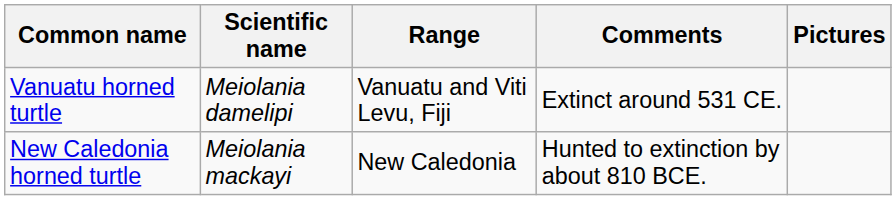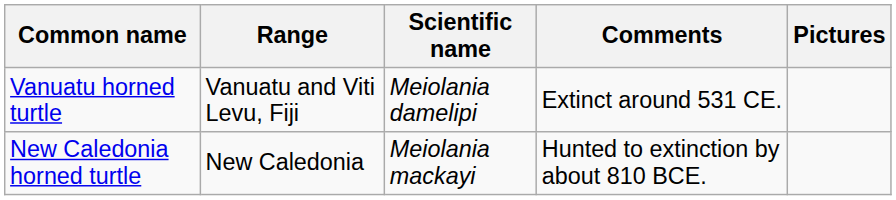columns swapped: (276, 36) <-> (444, 36)
